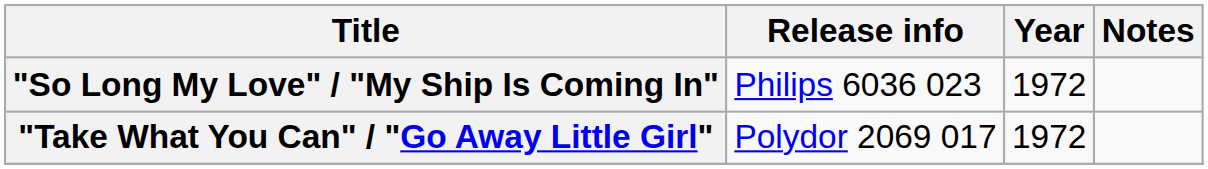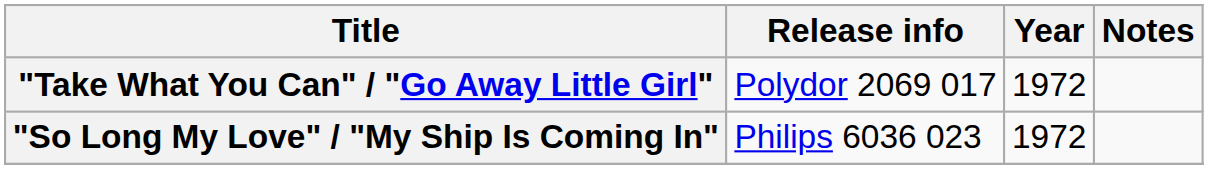rows swapped: (366, 84) <-> (366, 137)
